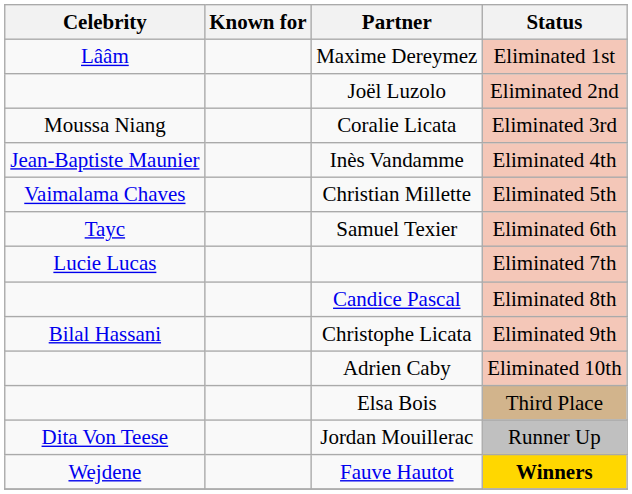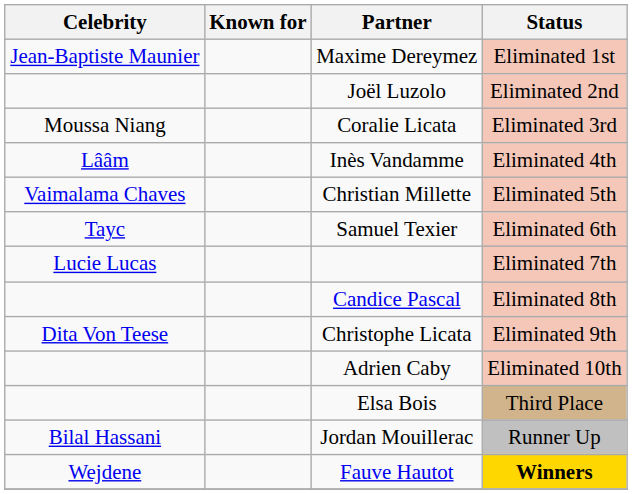(105, 56) Lââm -> (105, 56) Jean-Baptiste Maunier
(105, 160) Jean-Baptiste Maunier -> (105, 160) Lââm
(105, 333) Bilal Hassani -> (105, 333) Dita Von Teese
(105, 436) Dita Von Teese -> (105, 436) Bilal Hassani
